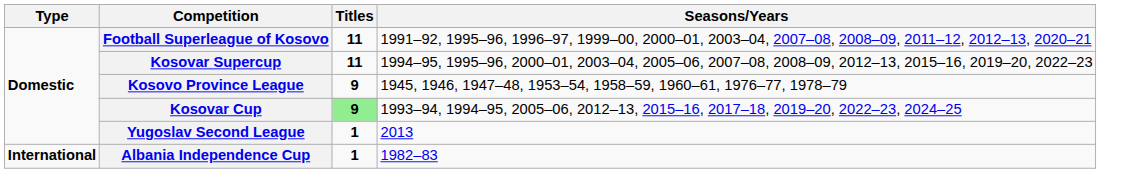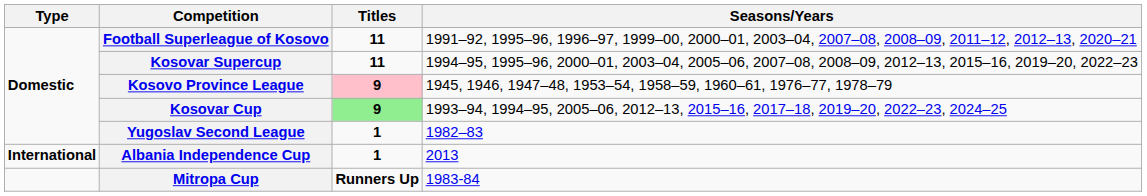(355, 86) no background -> (377, 86) pink background
(397, 132) 2013 -> (454, 132) 1982–83
(409, 156) 1982–83 -> (442, 156) 2013
+ row: (216, 179)
